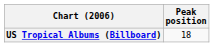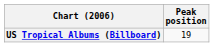(186, 35) 18 -> (186, 35) 19
